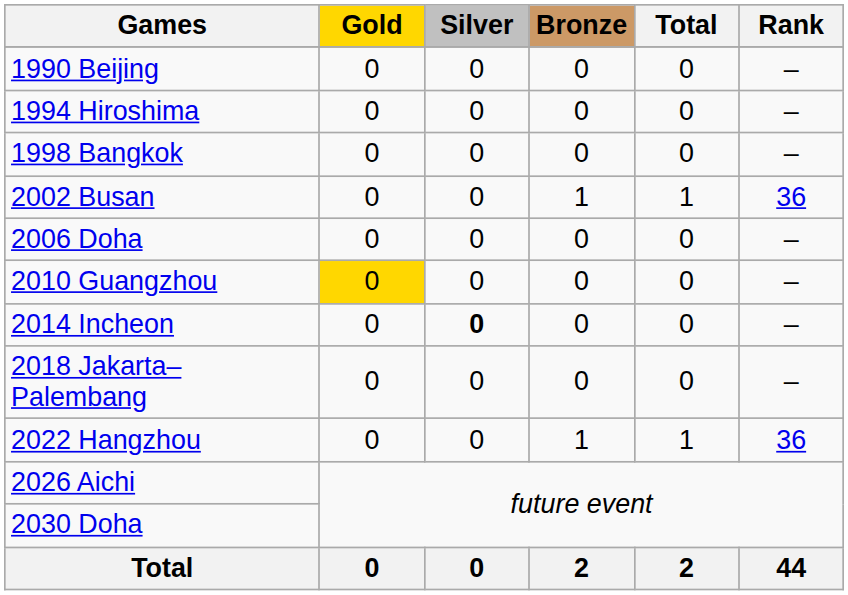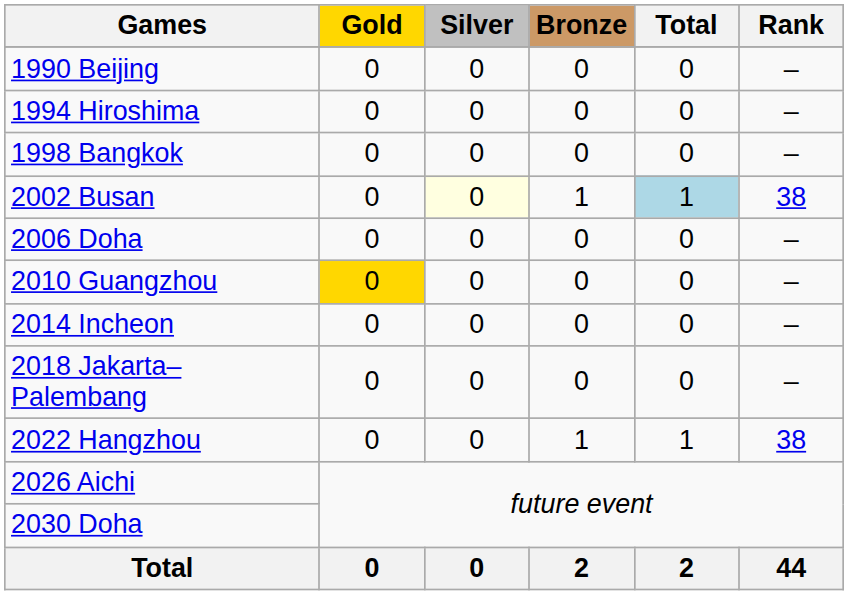(477, 196) no background -> (477, 196) lightyellow background
(686, 196) no background -> (686, 196) lightblue background
(791, 196) 36 -> (791, 196) 38
(477, 324) bold -> (477, 324) normal
(791, 439) 36 -> (791, 439) 38
